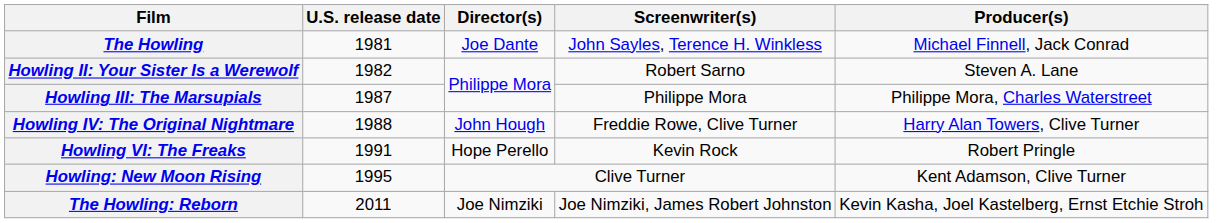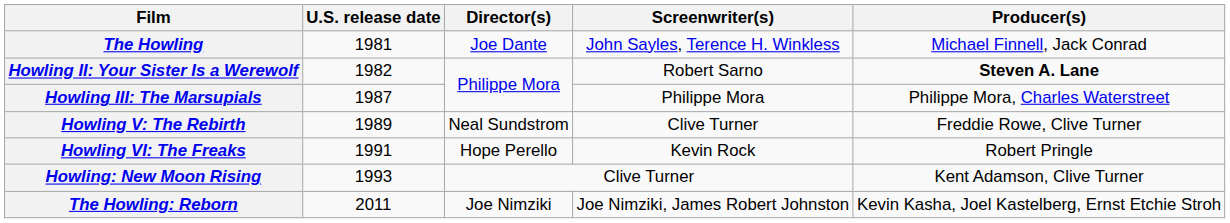(1021, 71) normal -> (1039, 71) bold
- row: (153, 124)
+ row: (153, 124)
(373, 177) 1995 -> (373, 177) 1993
